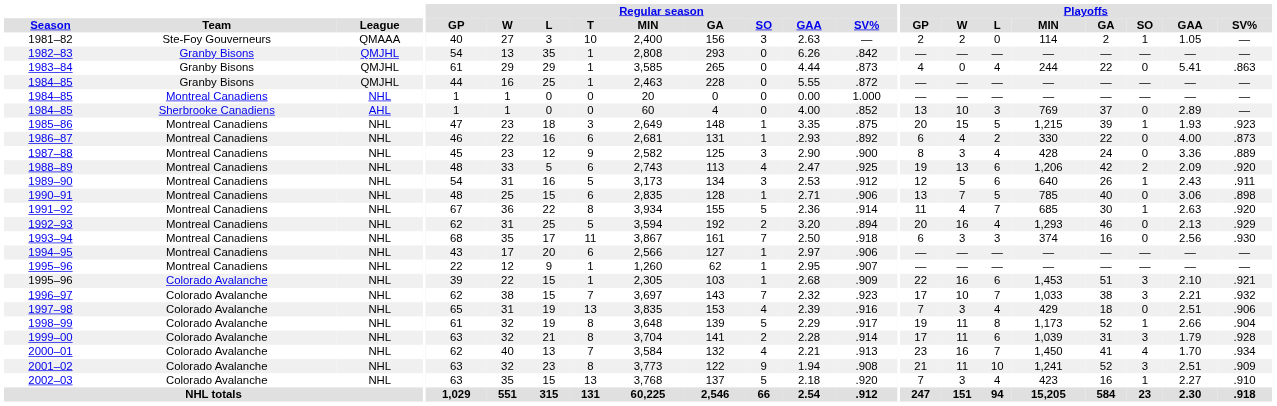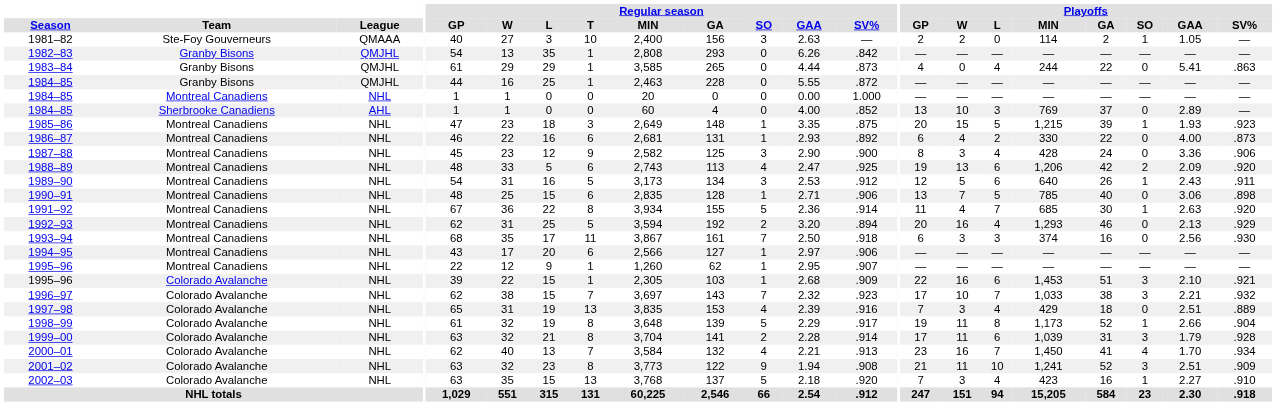(1245, 153) .889 -> (1245, 153) .906
(1245, 309) .906 -> (1245, 309) .889
